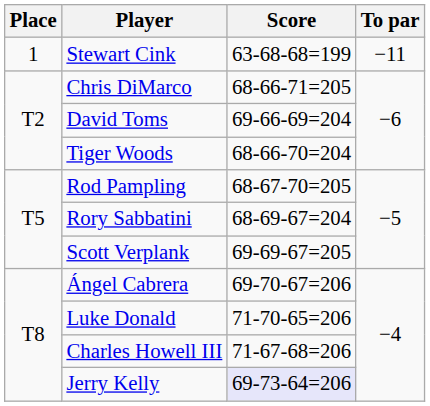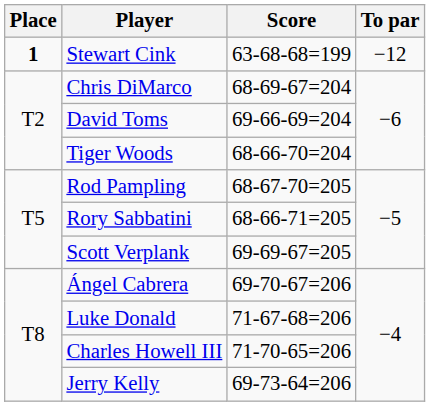(33, 53) normal -> (33, 53) bold
(390, 53) −11 -> (390, 53) −12
(292, 86) 68-66-71=205 -> (292, 86) 68-69-67=204
(292, 218) 68-69-67=204 -> (292, 218) 68-66-71=205
(292, 317) 71-70-65=206 -> (292, 317) 71-67-68=206
(292, 350) 71-67-68=206 -> (292, 350) 71-70-65=206
(292, 383) lavender background -> (292, 383) no background
